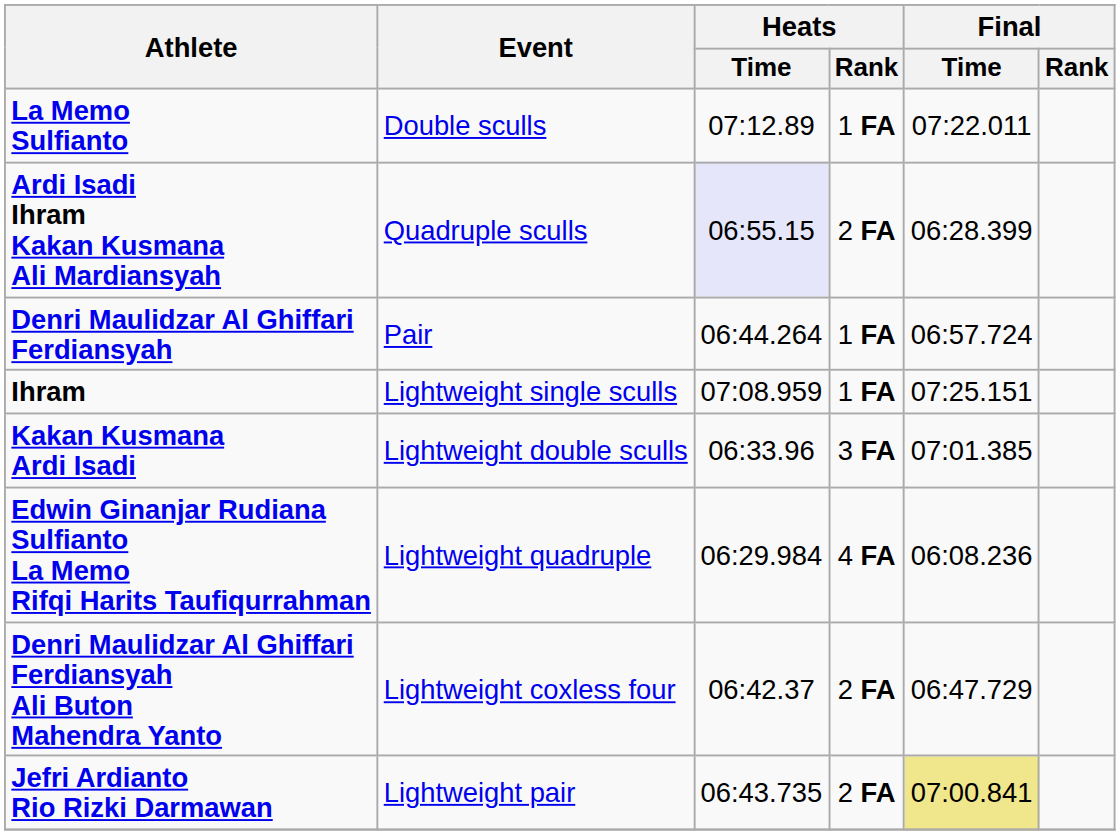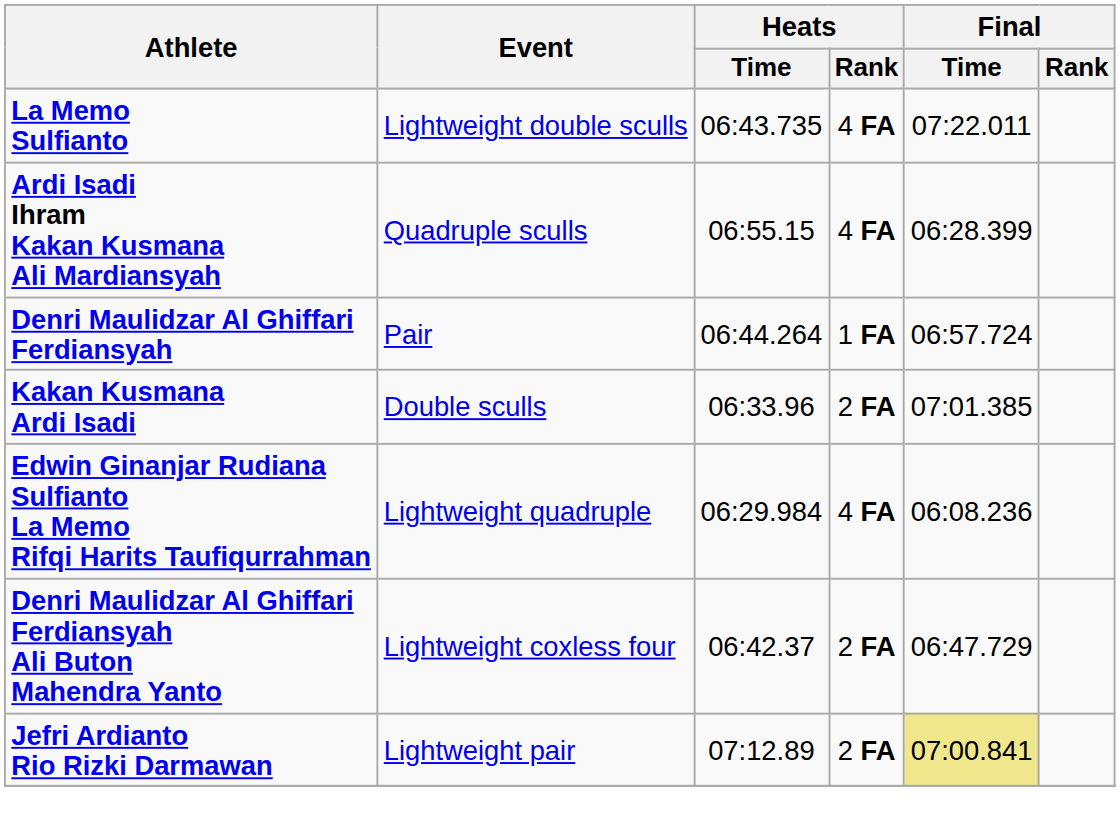(465, 126) Double sculls -> (536, 126) Lightweight double sculls
(761, 126) 07:12.89 -> (761, 126) 06:43.735
(867, 126) 1 FA -> (867, 126) 4 FA
(761, 230) lavender background -> (761, 230) no background
(867, 230) 2 FA -> (867, 230) 4 FA
- row: (49, 393)
(536, 451) Lightweight double sculls -> (465, 408) Double sculls
(867, 451) 3 FA -> (867, 408) 2 FA
(761, 794) 06:43.735 -> (761, 750) 07:12.89
